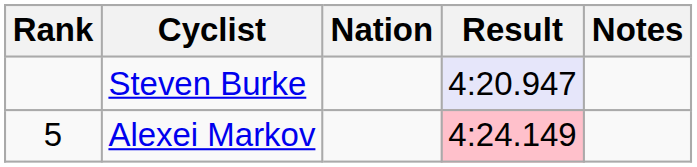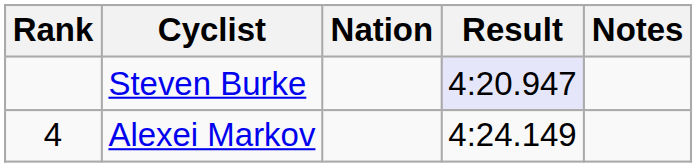(53, 135) 5 -> (53, 135) 4
(512, 135) pink background -> (512, 135) no background
